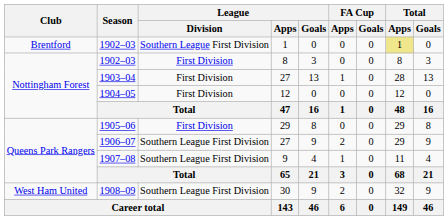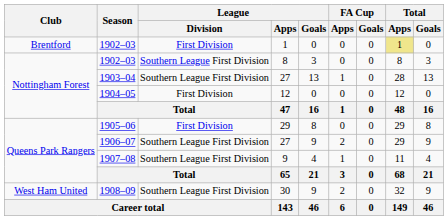(205, 45) Southern League First Division -> (205, 45) First Division
(205, 61) First Division -> (205, 61) Southern League First Division
(205, 77) First Division -> (205, 77) Southern League First Division
